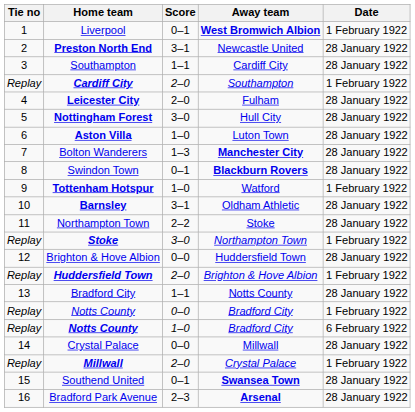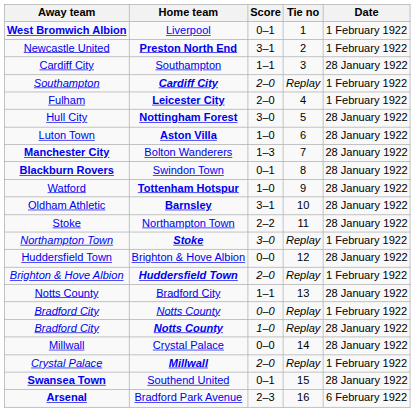columns swapped: (24, 13) <-> (261, 13)
(367, 48) 28 January 1922 -> (367, 48) 1 February 1922
(367, 100) 28 January 1922 -> (367, 100) 1 February 1922
(367, 188) 1 February 1922 -> (367, 188) 28 January 1922
(367, 328) 6 February 1922 -> (367, 328) 28 January 1922
(367, 398) 28 January 1922 -> (367, 398) 6 February 1922
